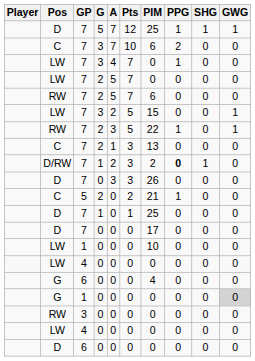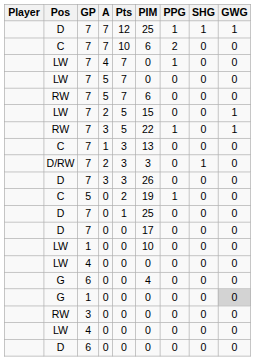- column: (100, 12)
(153, 163) 2 -> (148, 163) 3
(178, 163) bold -> (175, 163) normal
(153, 197) 21 -> (148, 197) 19
